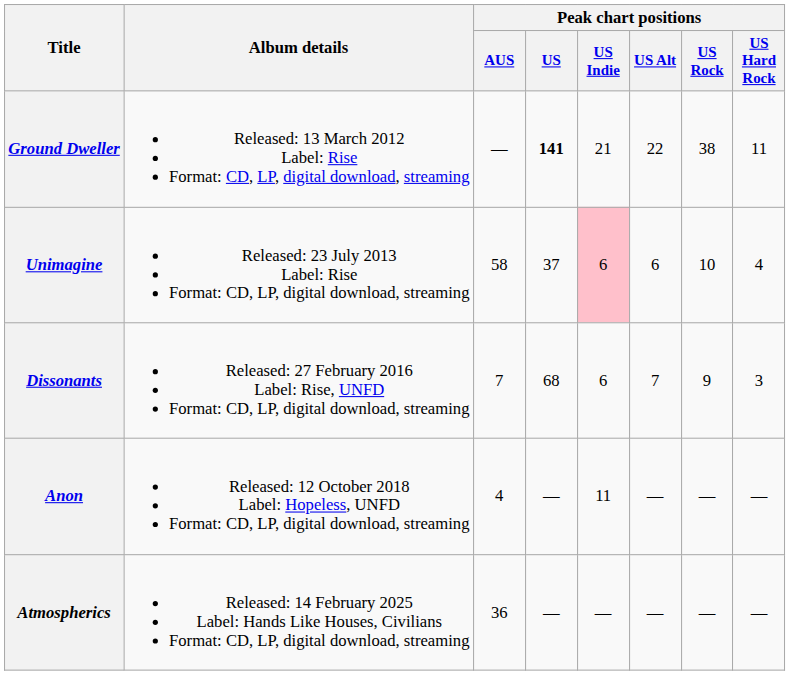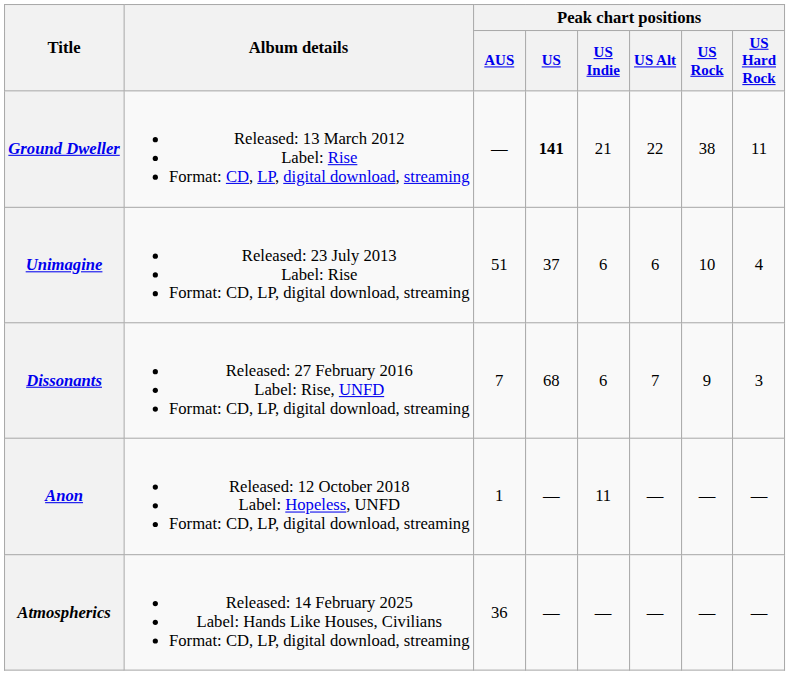(499, 264) 58 -> (499, 264) 51
(603, 264) pink background -> (603, 264) no background
(499, 496) 4 -> (499, 496) 1
